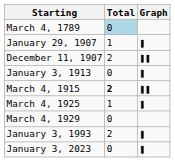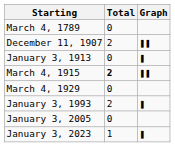(110, 27) lightblue background -> (110, 27) no background
- row: (52, 42)
- row: (43, 104)
+ row: (49, 119)
(110, 149) 0 -> (110, 134) 1
